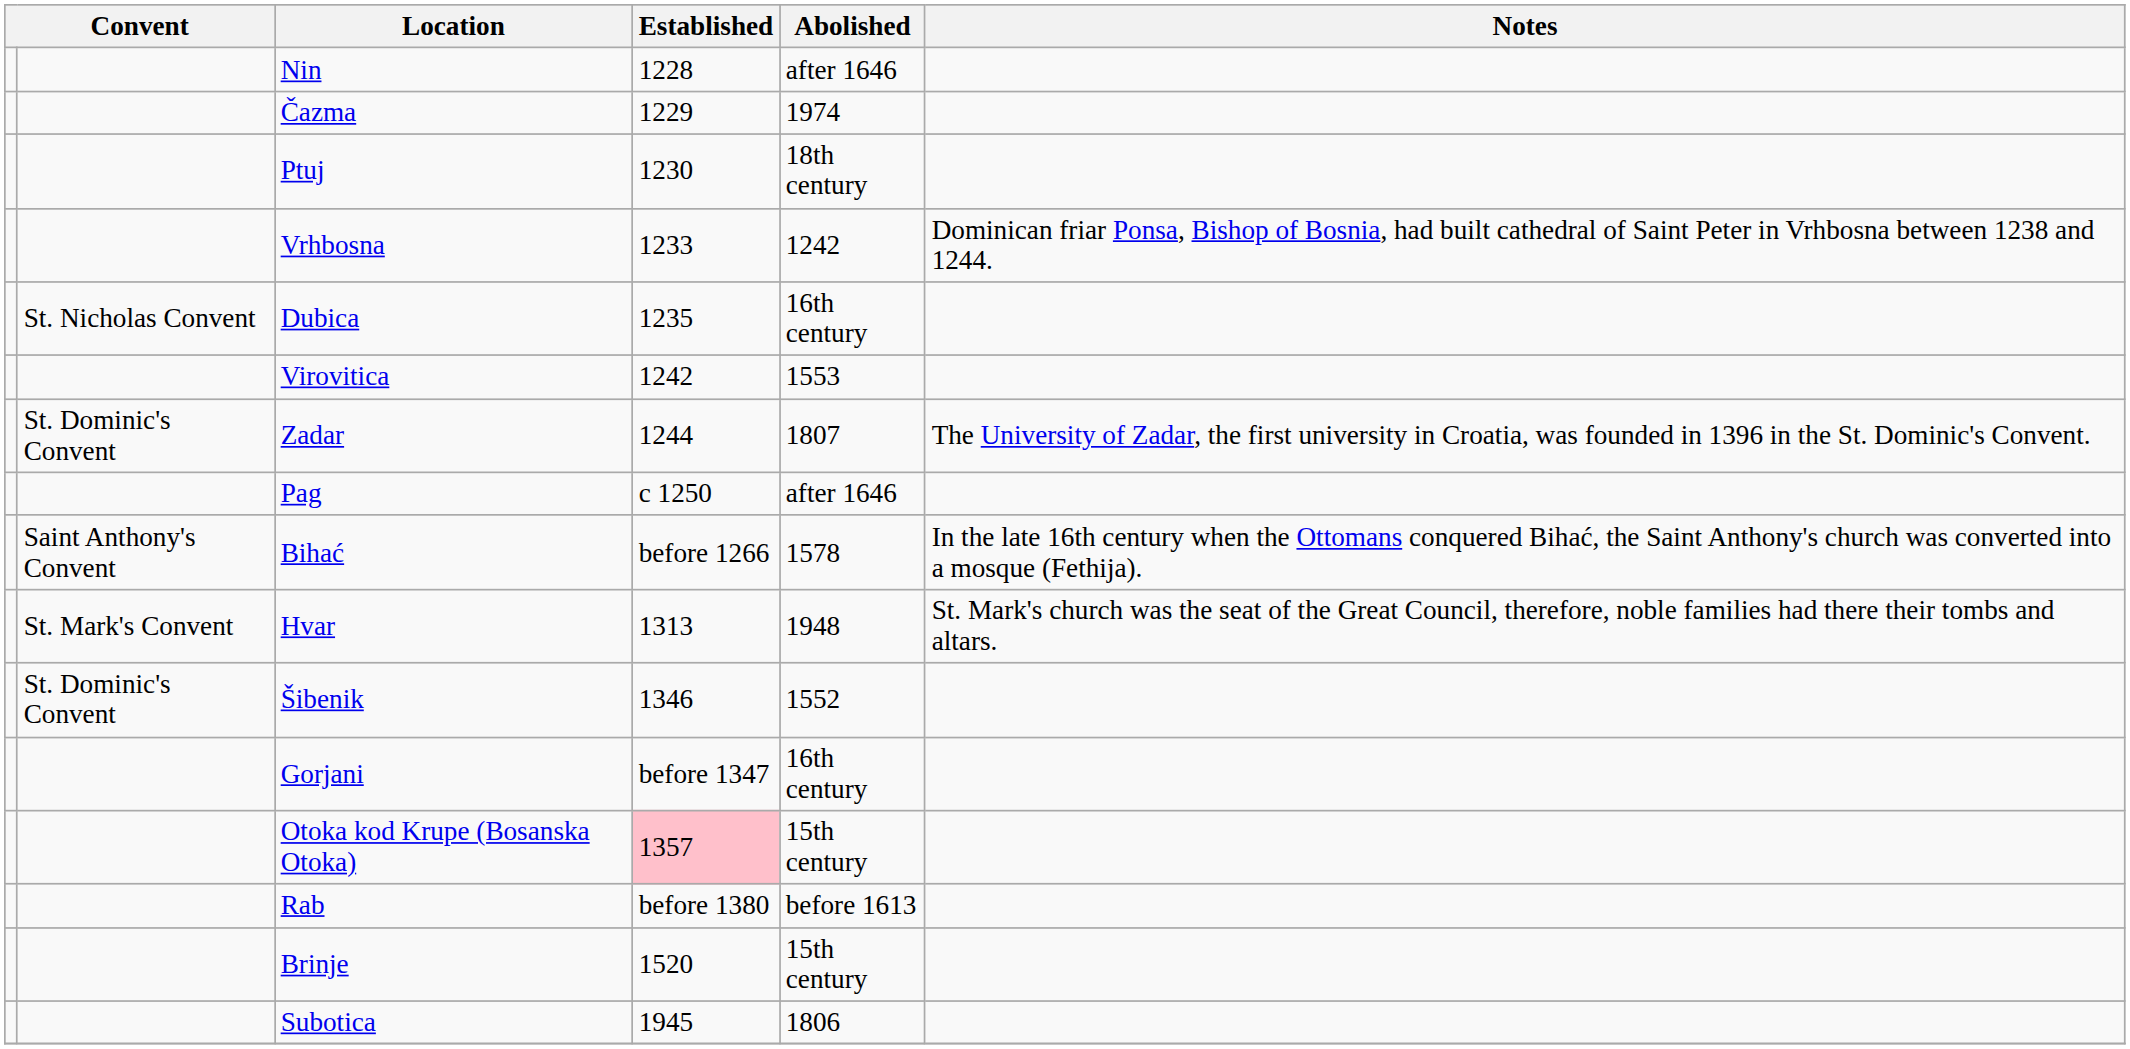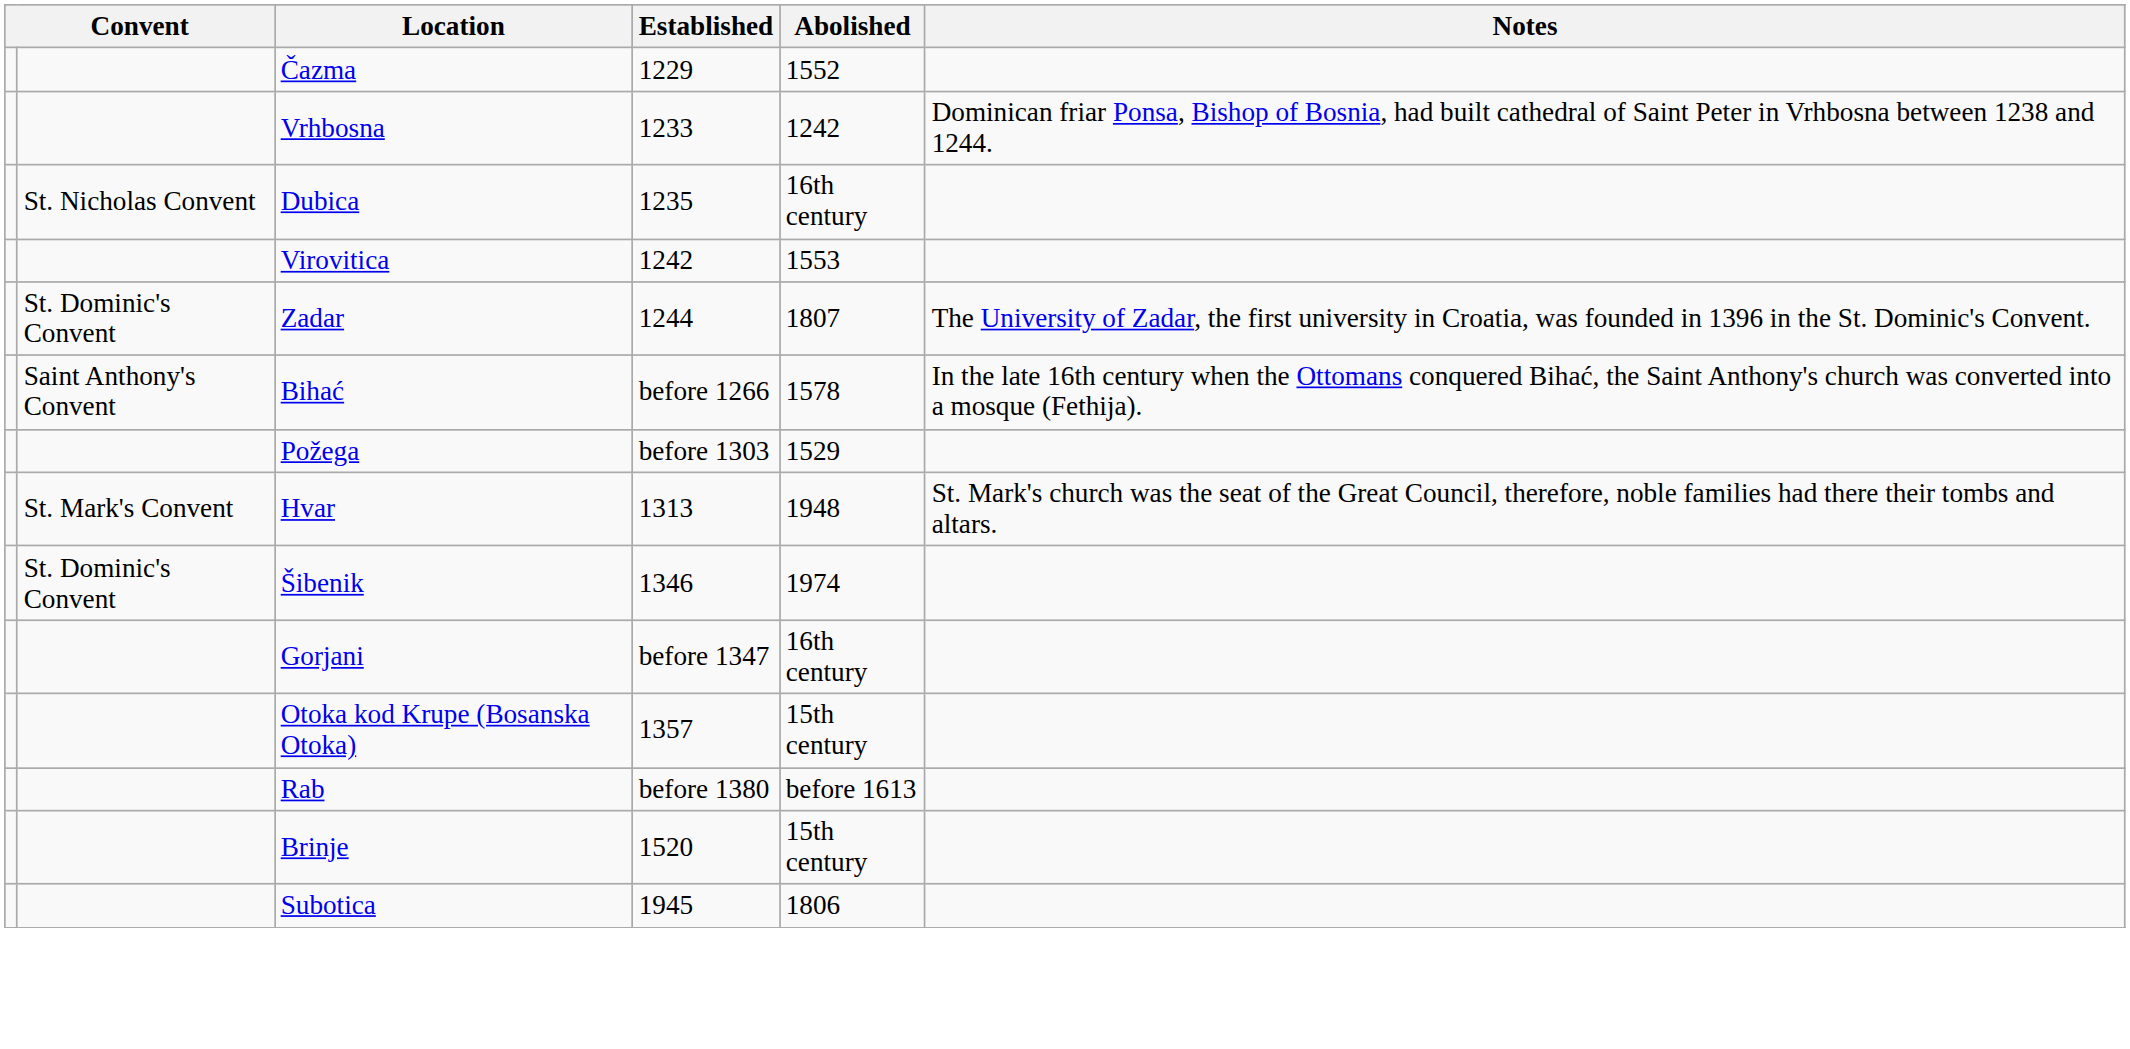- row: (301, 69)
(813, 112) 1974 -> (813, 69) 1552
- row: (303, 170)
- row: (301, 493)
+ row: (320, 450)
(813, 699) 1552 -> (813, 582) 1974
(666, 846) pink background -> (666, 730) no background
